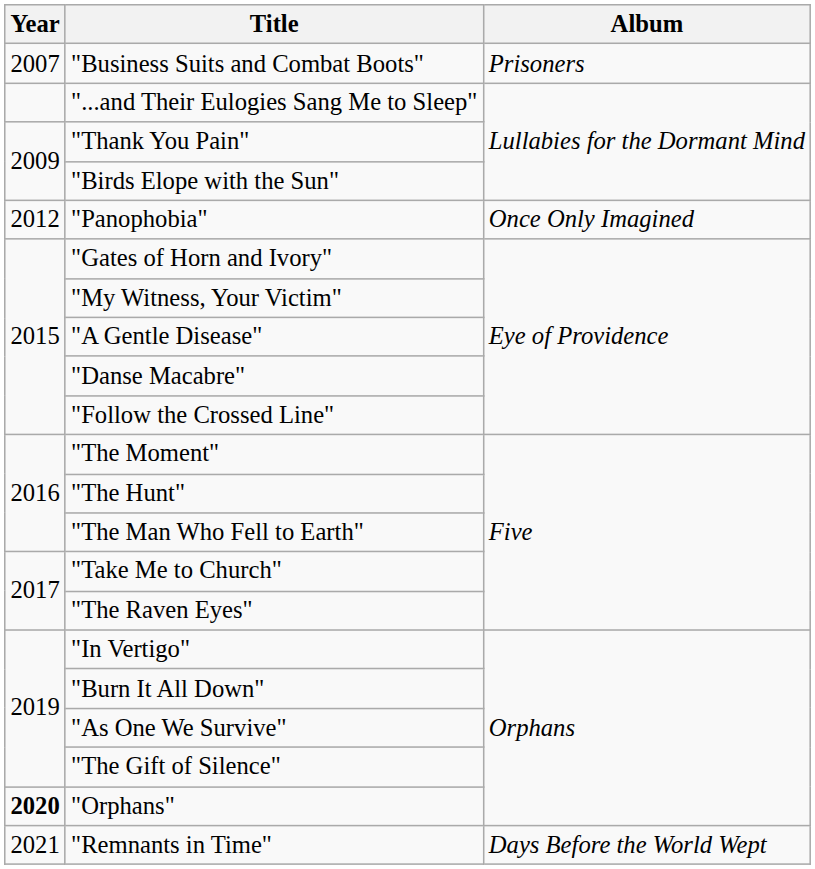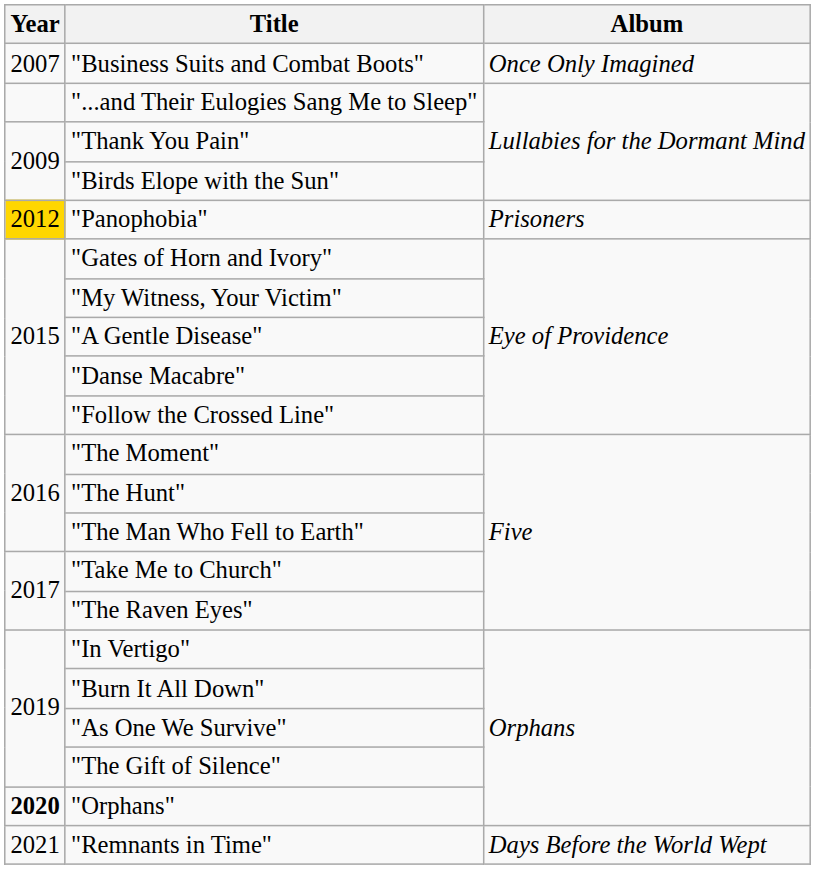(537, 63) Prisoners -> (591, 63) Once Only Imagined
(35, 219) no background -> (35, 219) gold background
(591, 219) Once Only Imagined -> (537, 219) Prisoners
